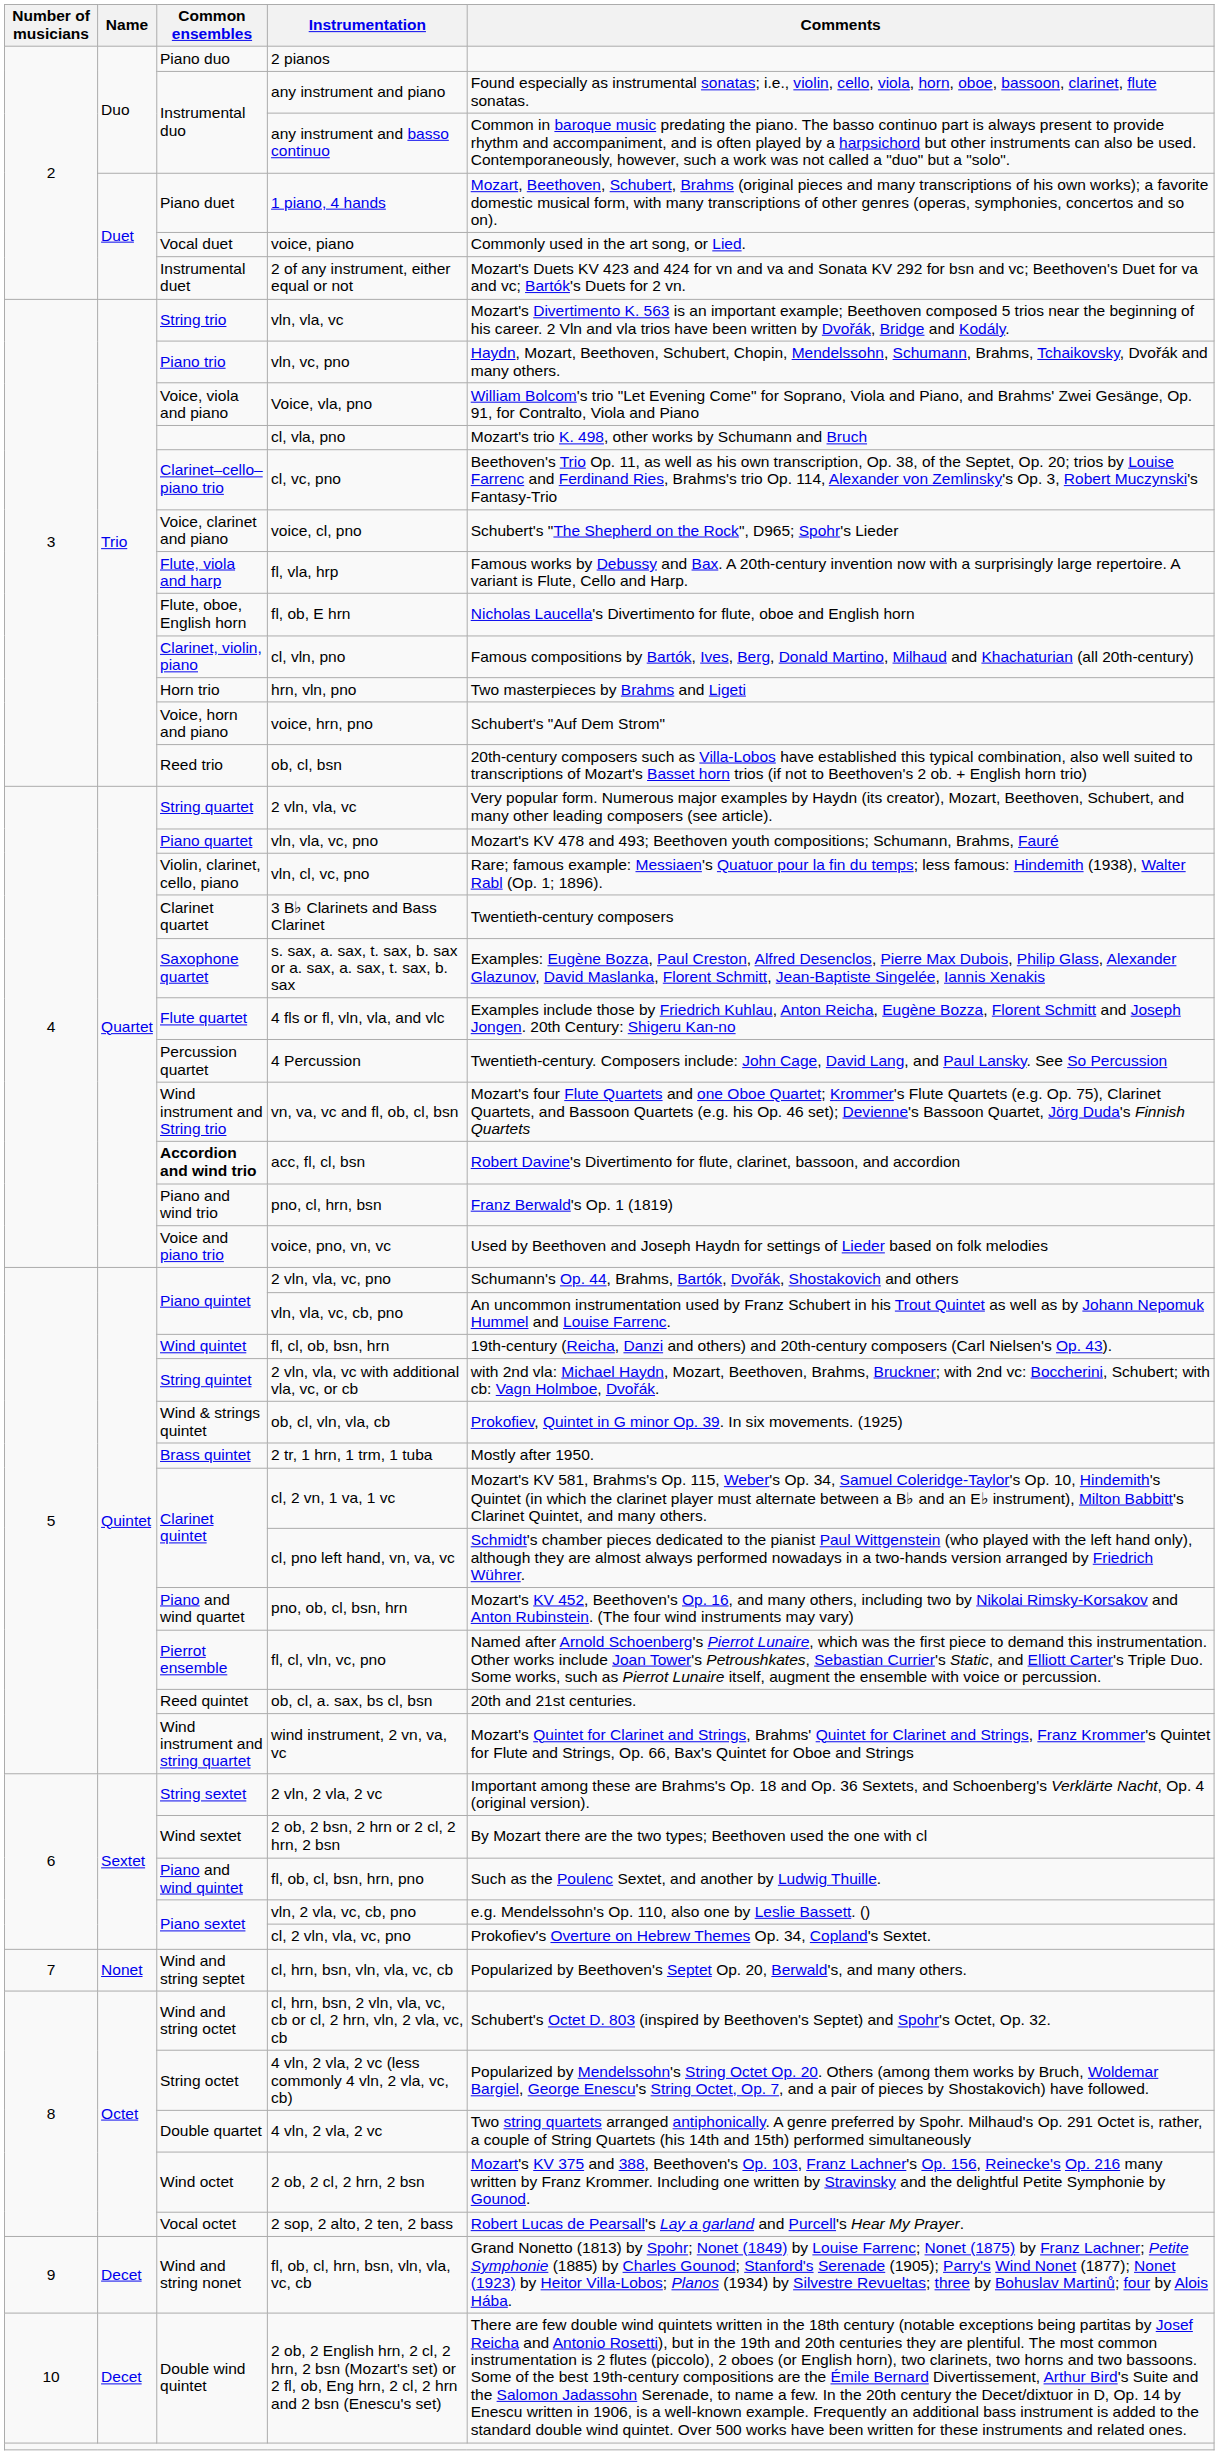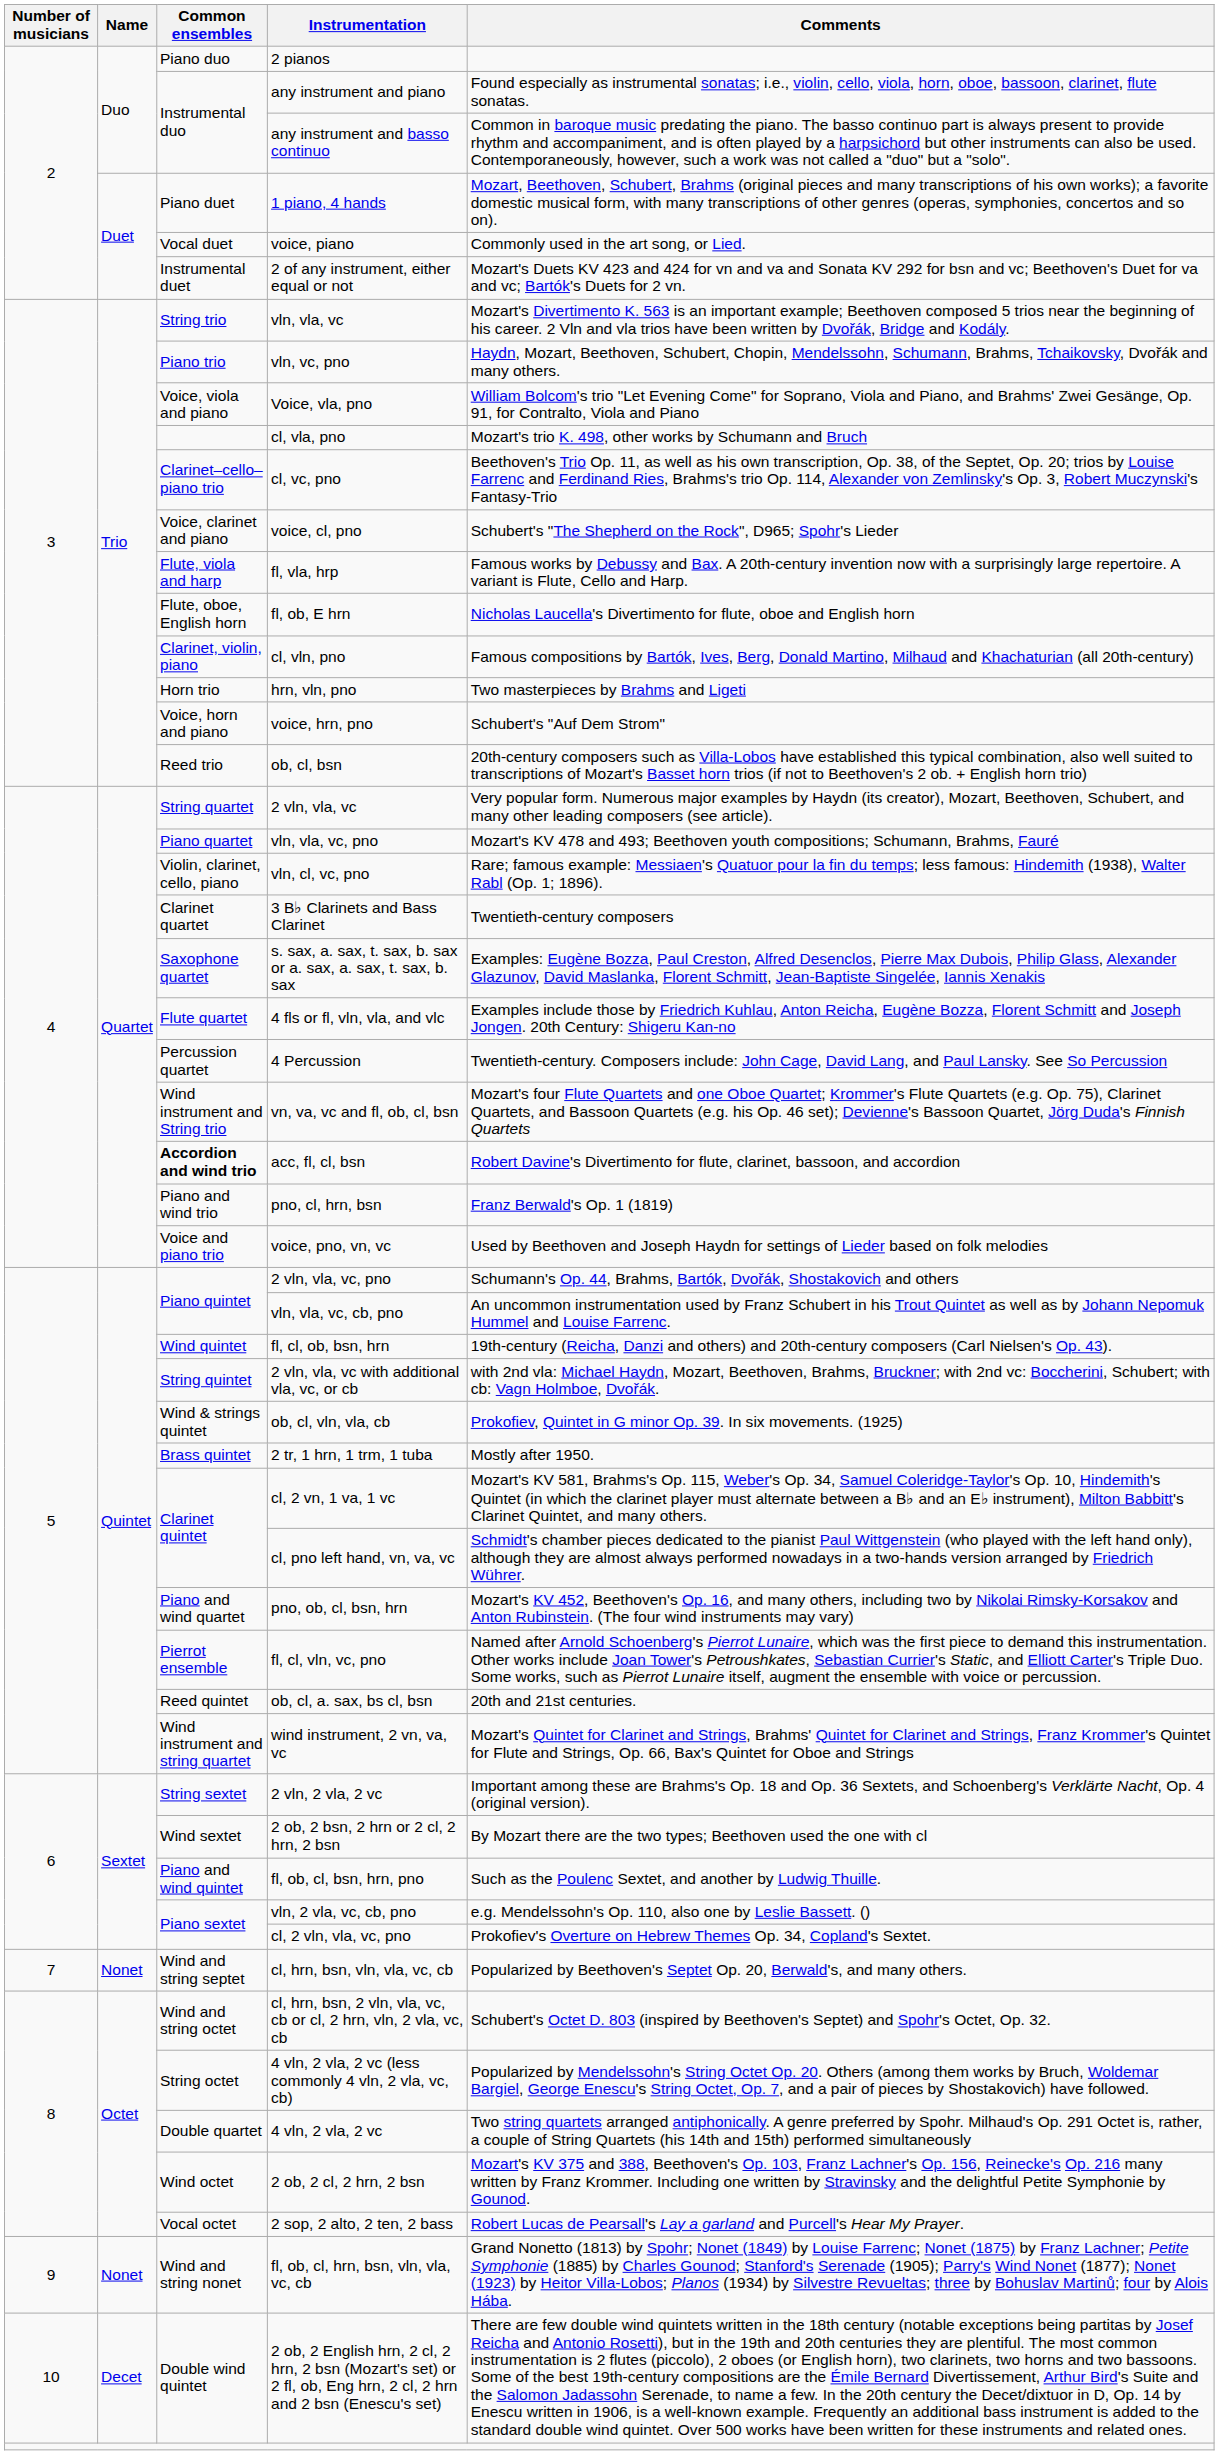(121, 2274) Decet -> (122, 2274) Nonet
